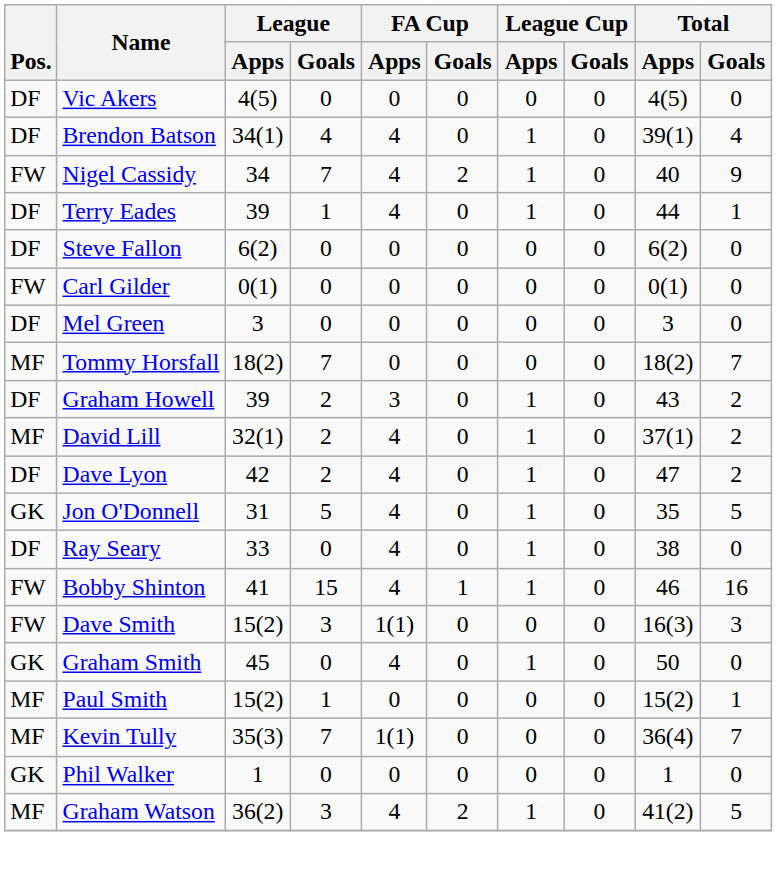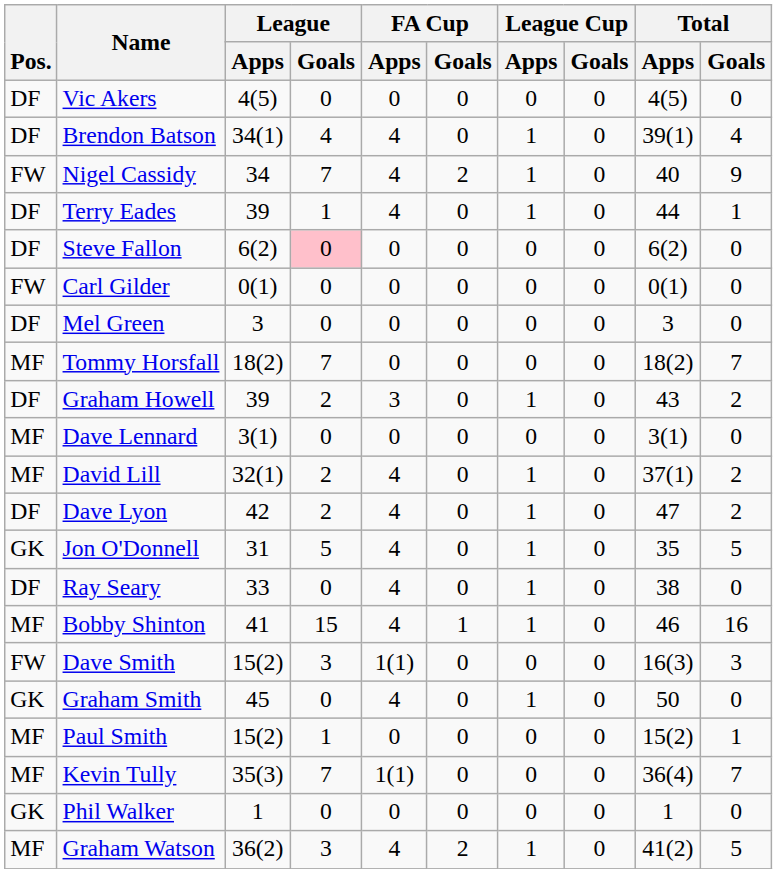(326, 248) no background -> (326, 248) pink background
+ row: (130, 436)
(28, 586) FW -> (27, 624) MF
